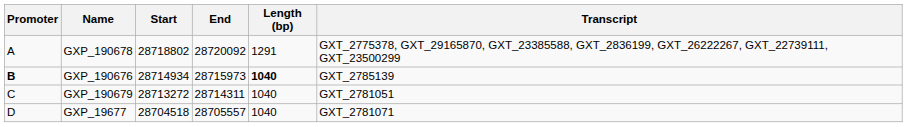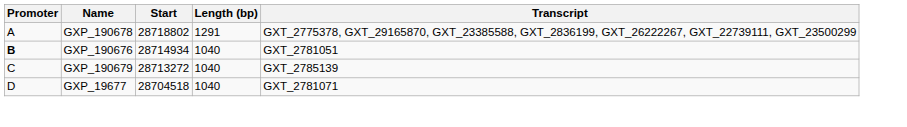- column: (220, 20)
(264, 76) bold -> (207, 50) normal
(357, 76) GXT_2785139 -> (301, 50) GXT_2781051
(357, 94) GXT_2781051 -> (301, 68) GXT_2785139
